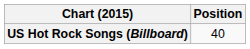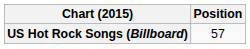(218, 33) 40 -> (218, 33) 57
